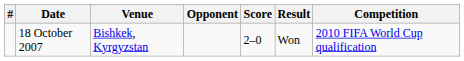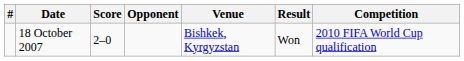columns swapped: (137, 14) <-> (258, 14)
